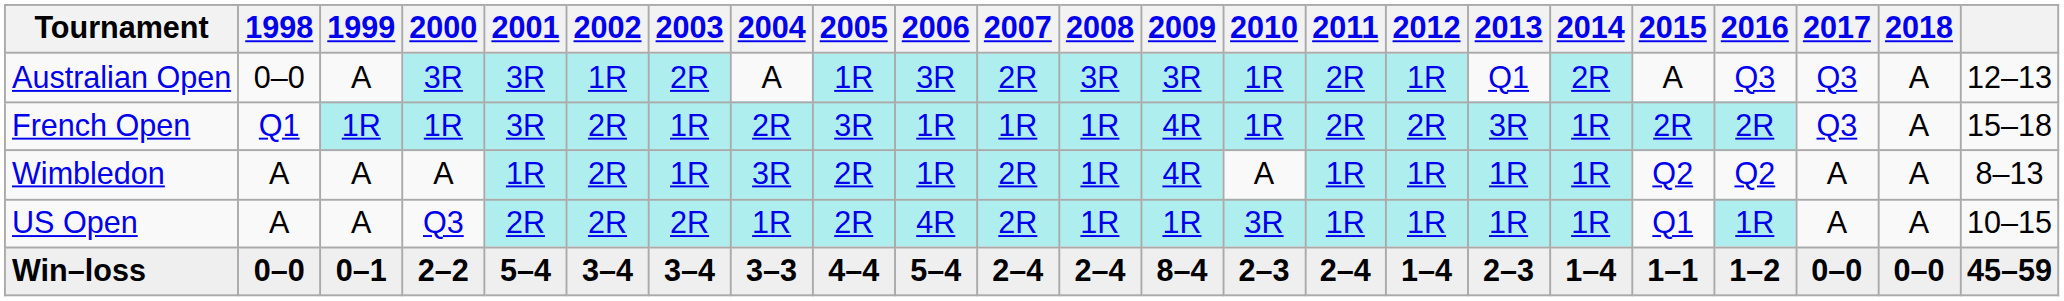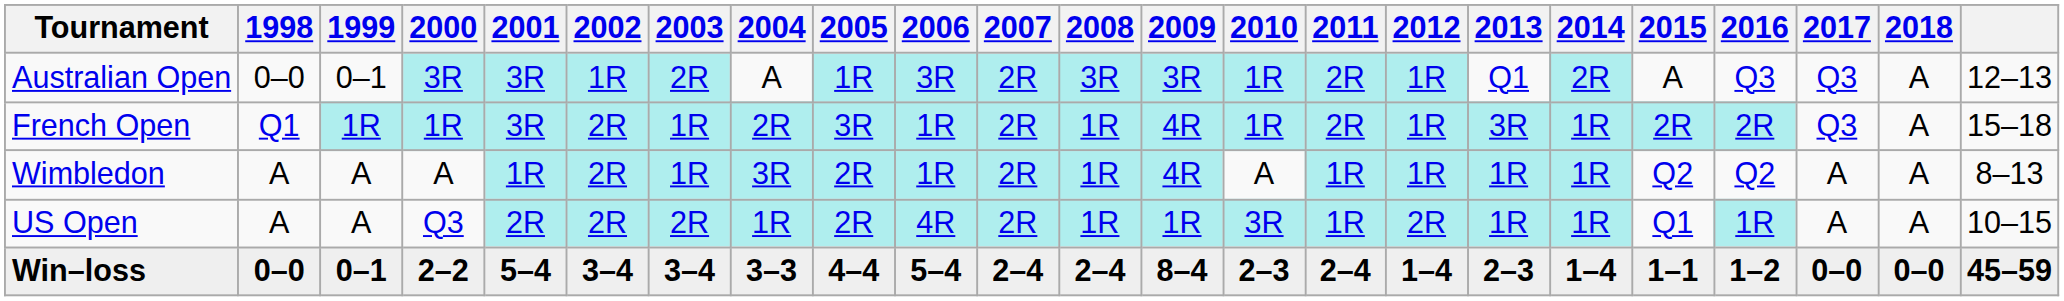(361, 77) A -> (361, 77) 0–1
(1018, 125) 1R -> (1018, 125) 2R
(1427, 125) 2R -> (1427, 125) 1R
(1427, 222) 1R -> (1427, 222) 2R
